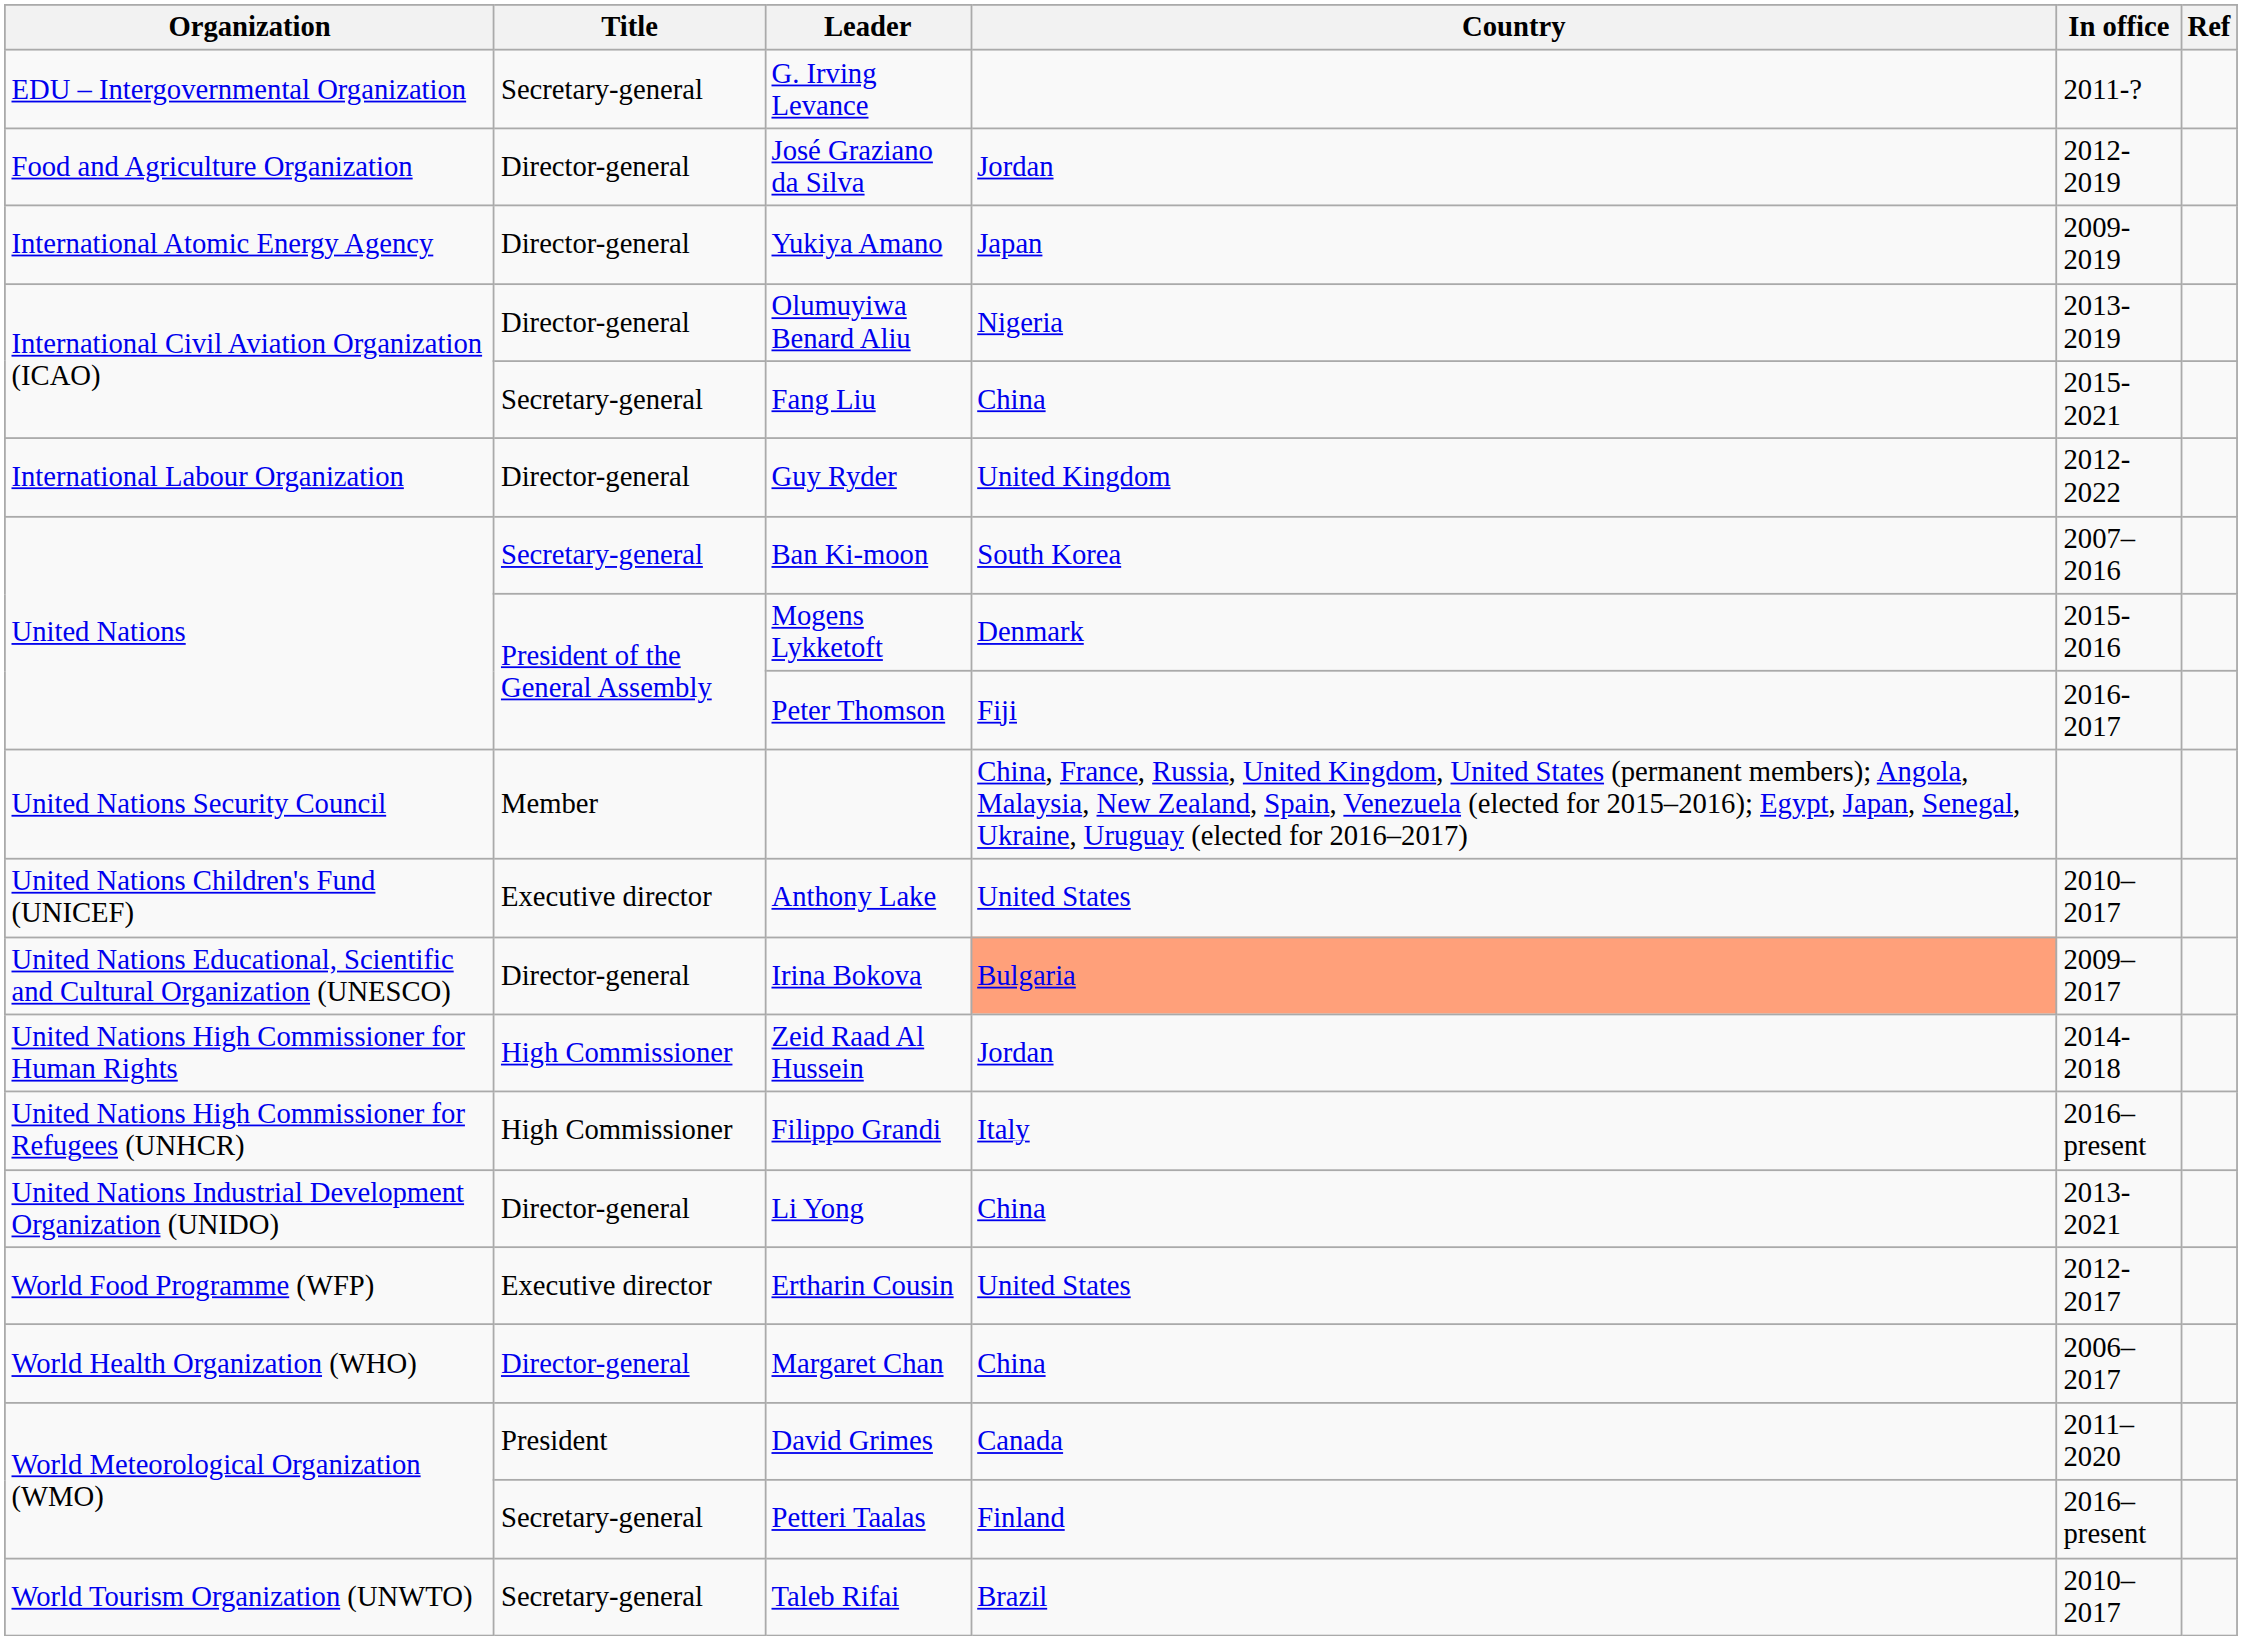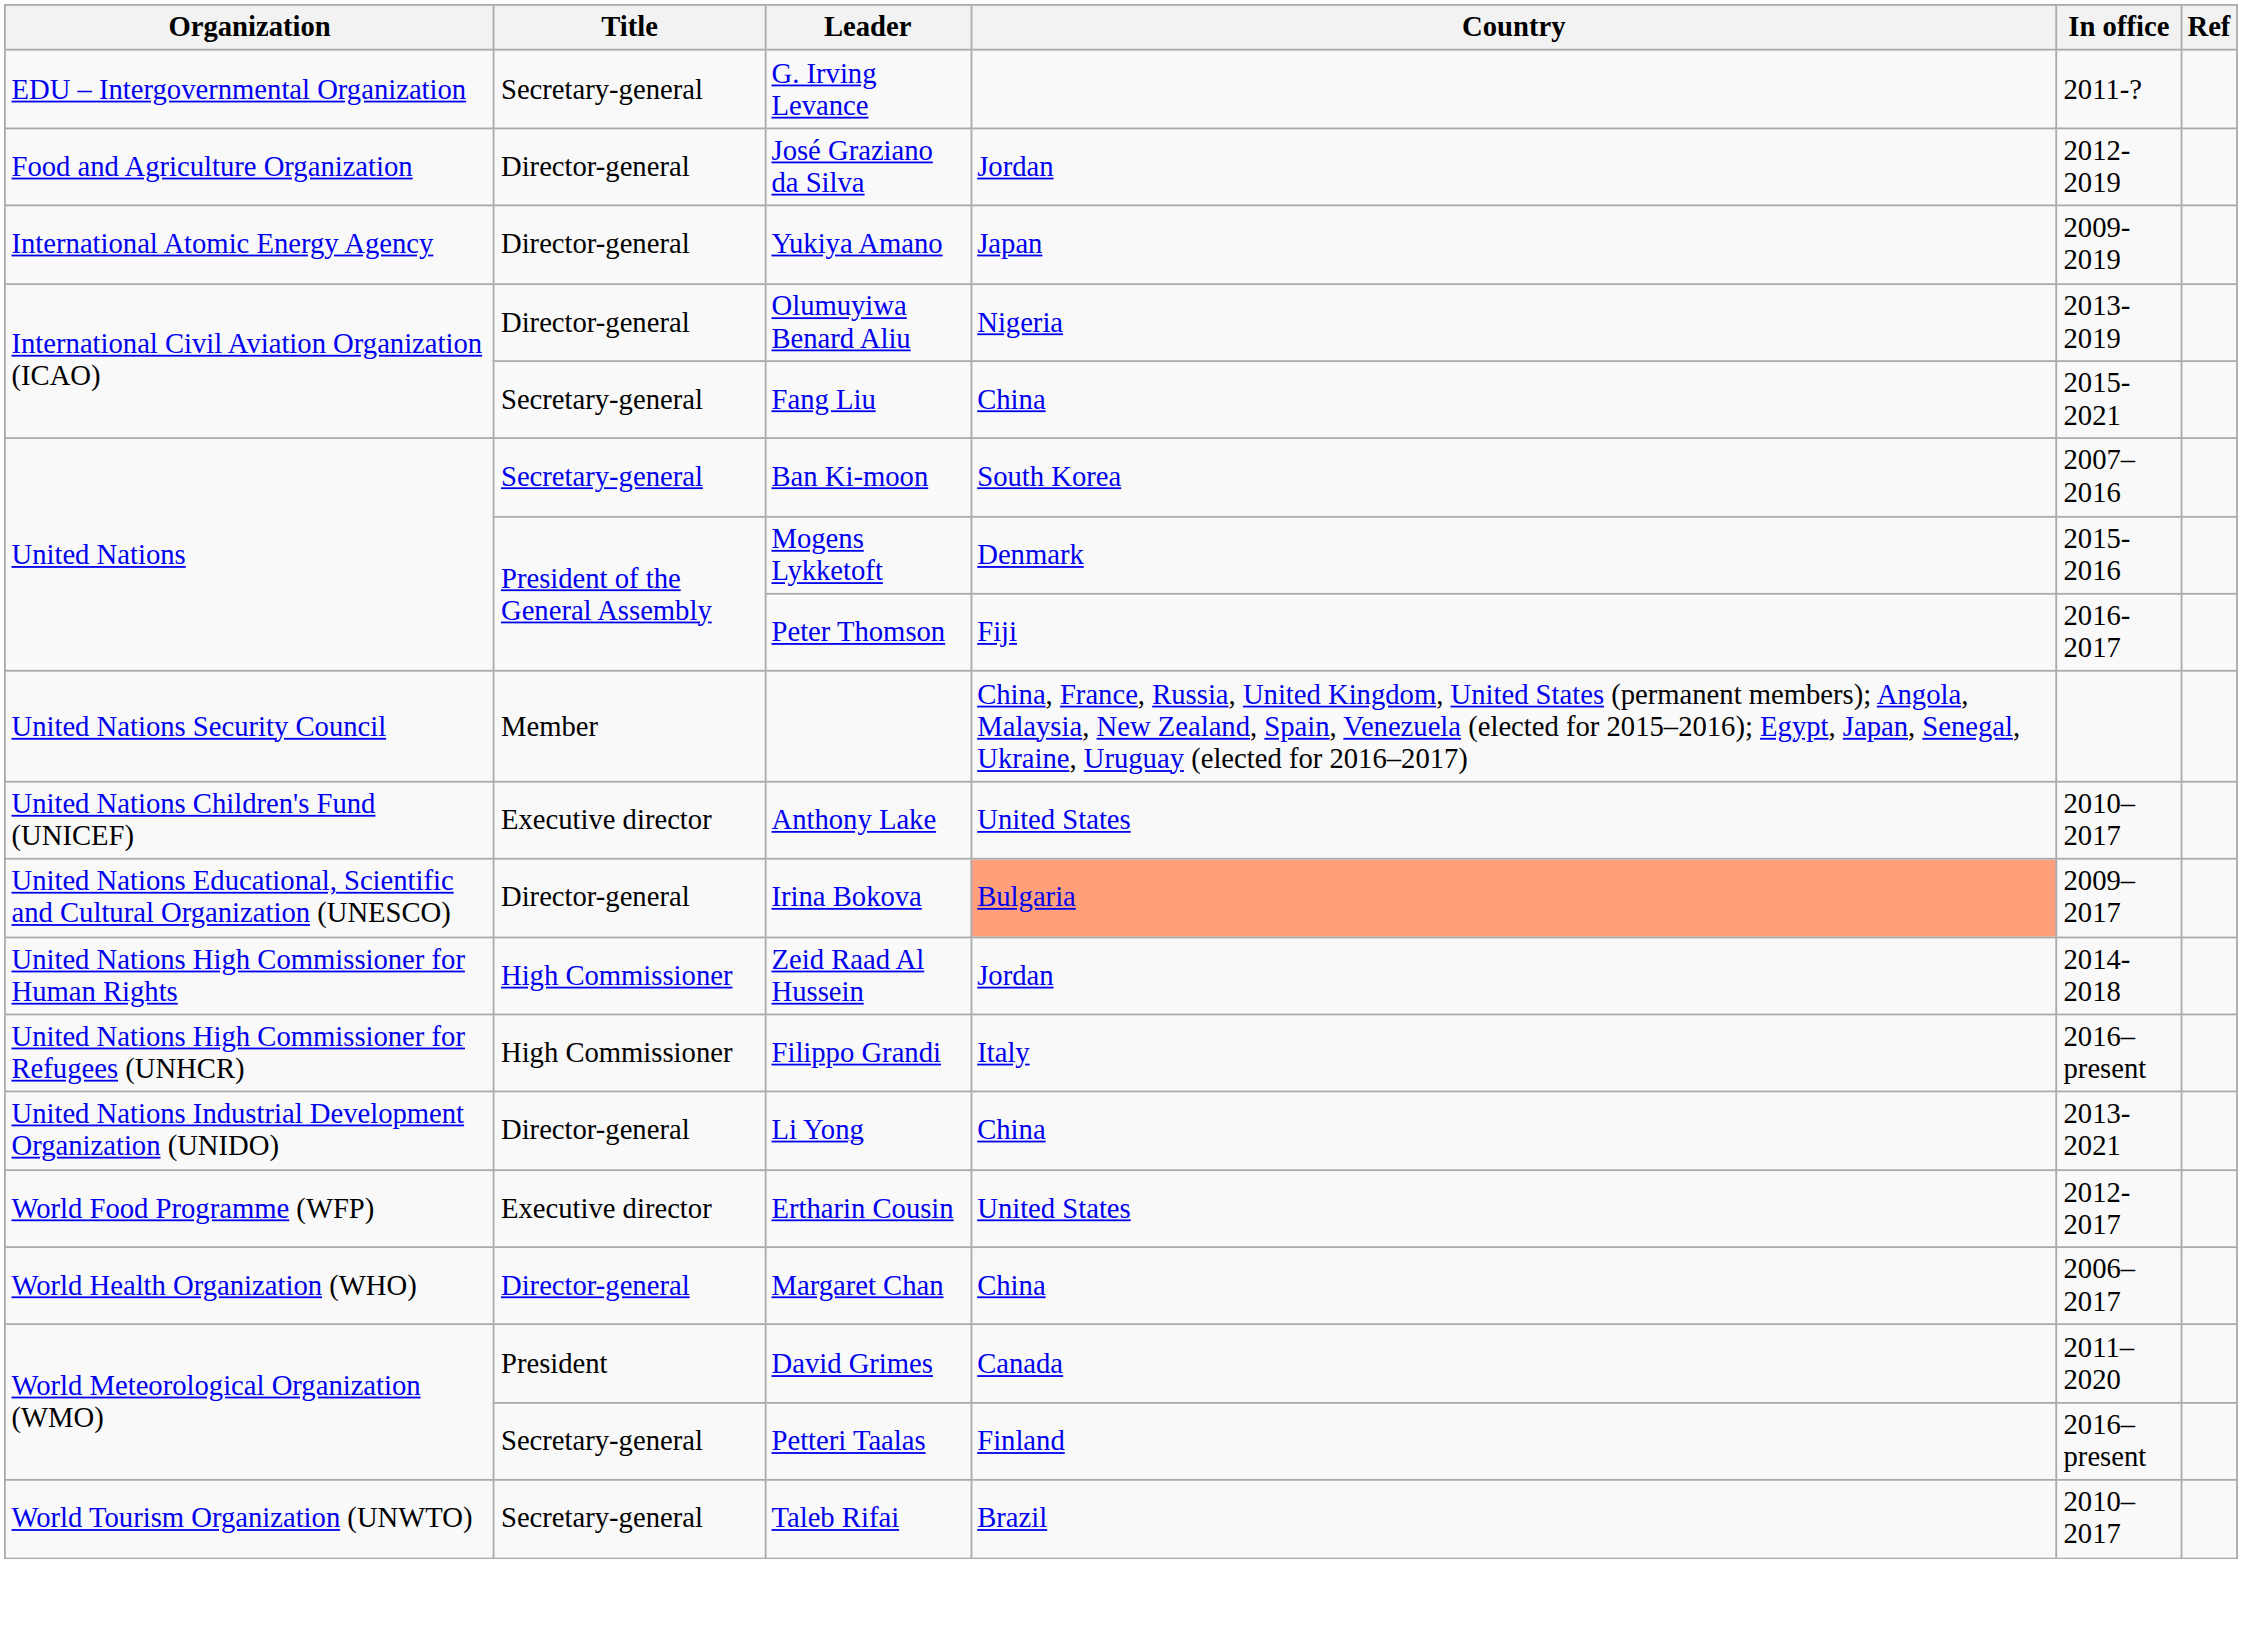- row: (834, 476)
